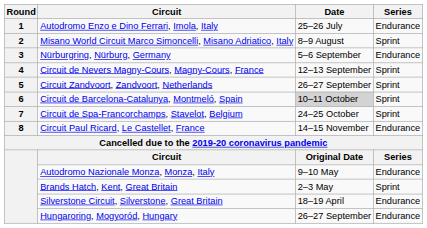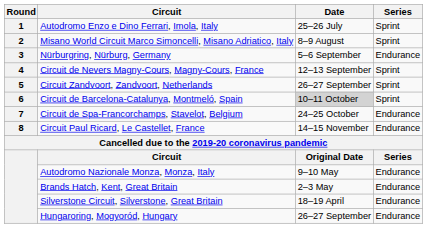(398, 26) Endurance -> (388, 26) Sprint
(388, 113) Sprint -> (398, 113) Endurance
(388, 186) Sprint -> (398, 186) Endurance
